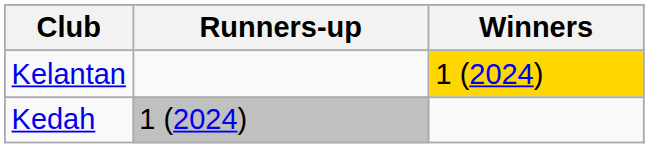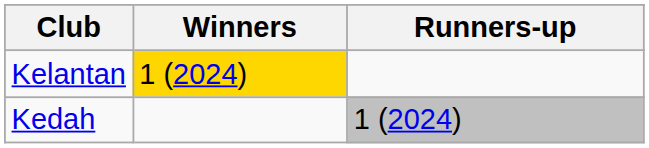columns swapped: (536, 27) <-> (281, 27)
